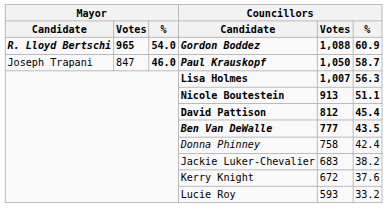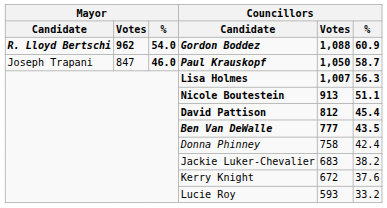(125, 46) 965 -> (125, 46) 962
